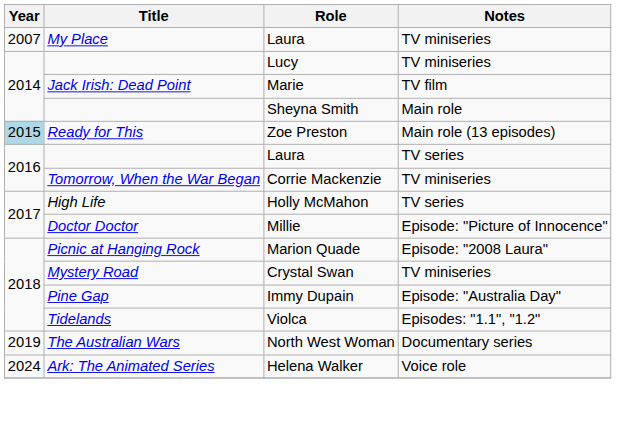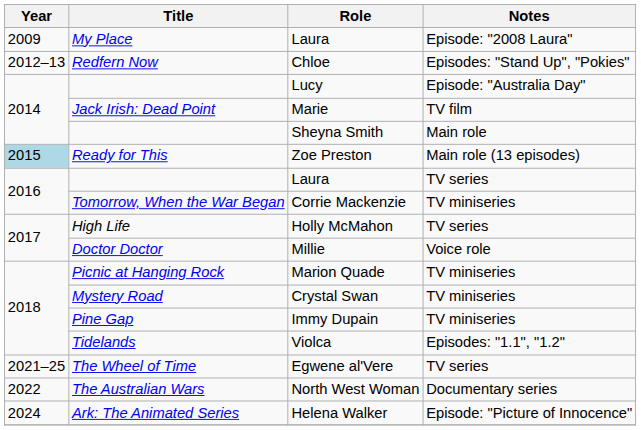(24, 39) 2007 -> (24, 39) 2009
(446, 39) TV miniseries -> (499, 39) Episode: "2008 Laura"
+ row: (115, 62)
(446, 62) TV miniseries -> (506, 86) Episode: "Australia Day"
(505, 226) Episode: "Picture of Innocence" -> (458, 249) Voice role
(475, 249) Episode: "2008 Laura" -> (471, 272) TV miniseries
(481, 296) Episode: "Australia Day" -> (471, 319) TV miniseries
+ row: (134, 366)
(24, 343) 2019 -> (24, 389) 2022
(434, 366) Voice role -> (529, 413) Episode: "Picture of Innocence"
